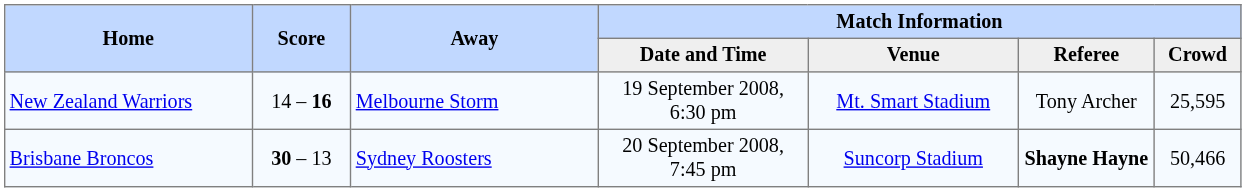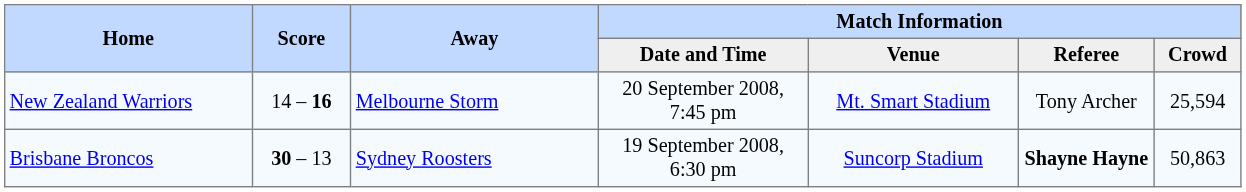(703, 100) 19 September 2008, 6:30 pm -> (703, 100) 20 September 2008, 7:45 pm
(1198, 100) 25,595 -> (1198, 100) 25,594
(703, 157) 20 September 2008, 7:45 pm -> (703, 157) 19 September 2008, 6:30 pm
(1198, 157) 50,466 -> (1198, 157) 50,863
